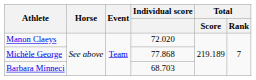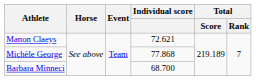(163, 40) 72.020 -> (163, 40) 72.621
(163, 69) 68.703 -> (163, 69) 68.700
